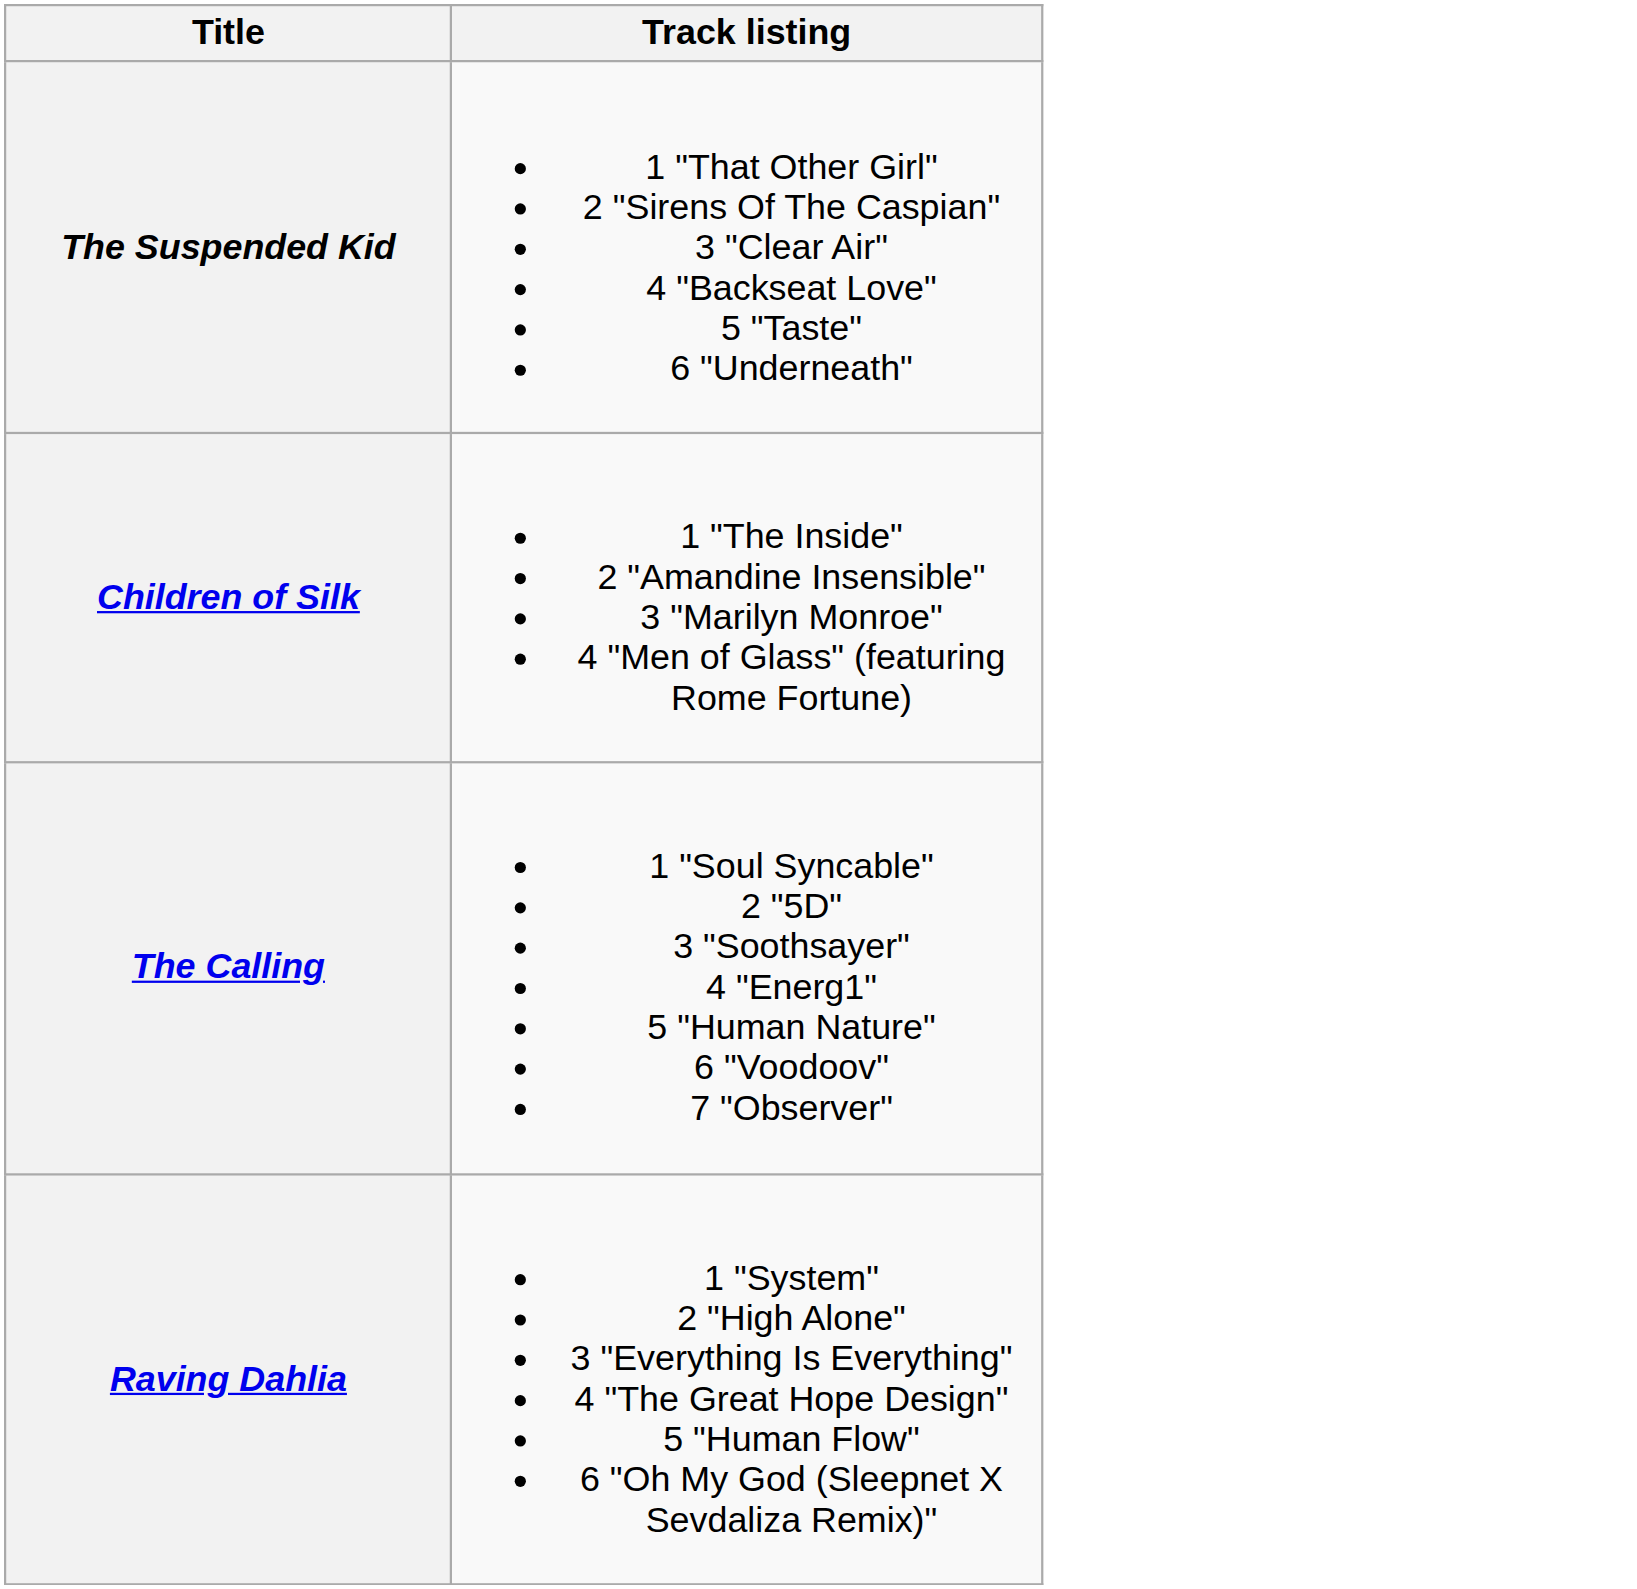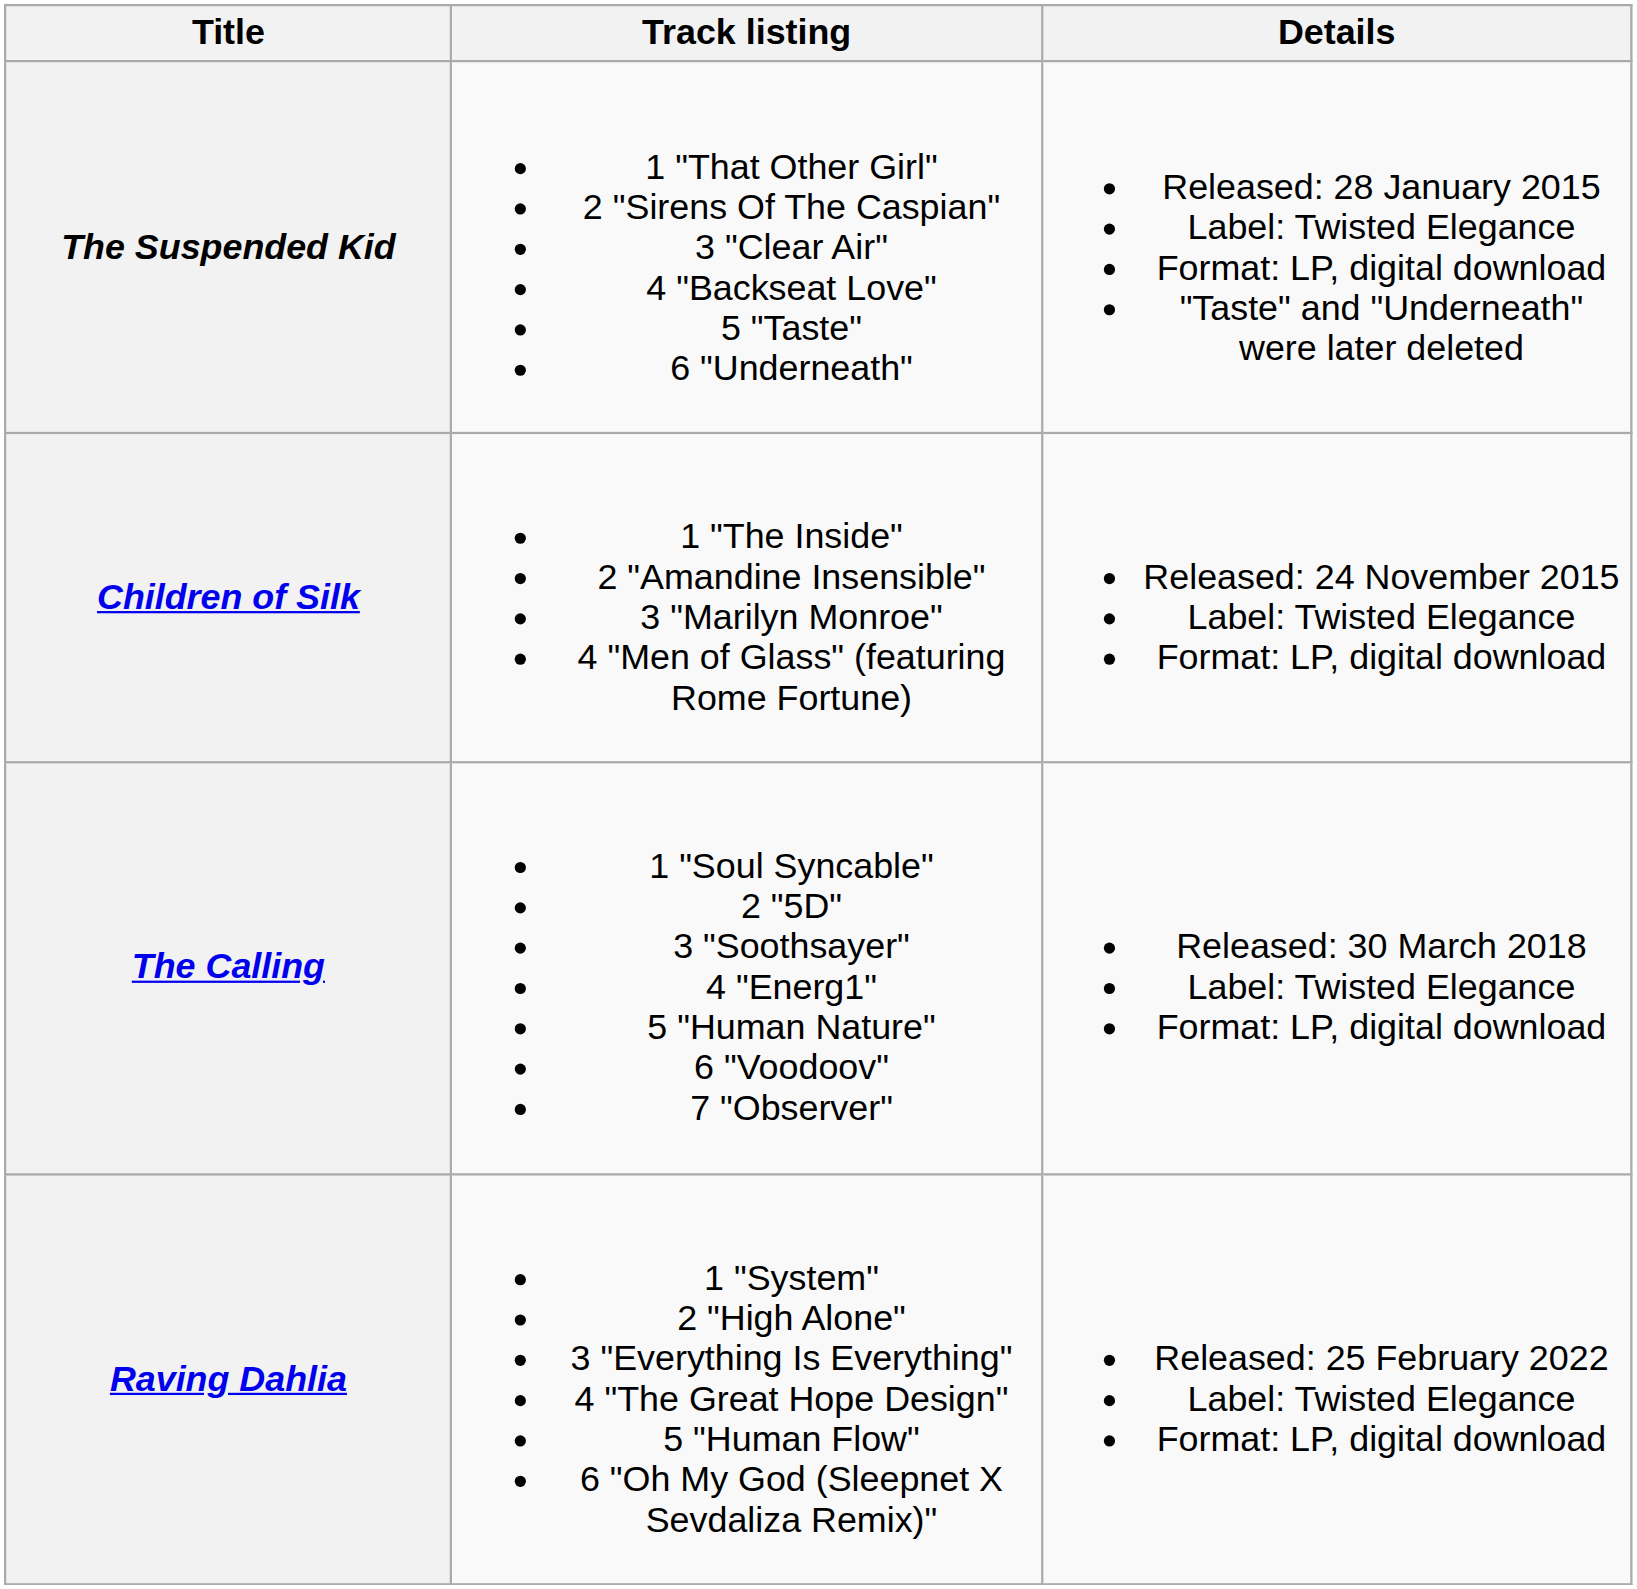+ column: (1337, 32)
